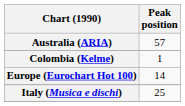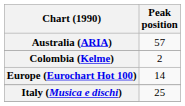(160, 59) 1 -> (160, 59) 2
